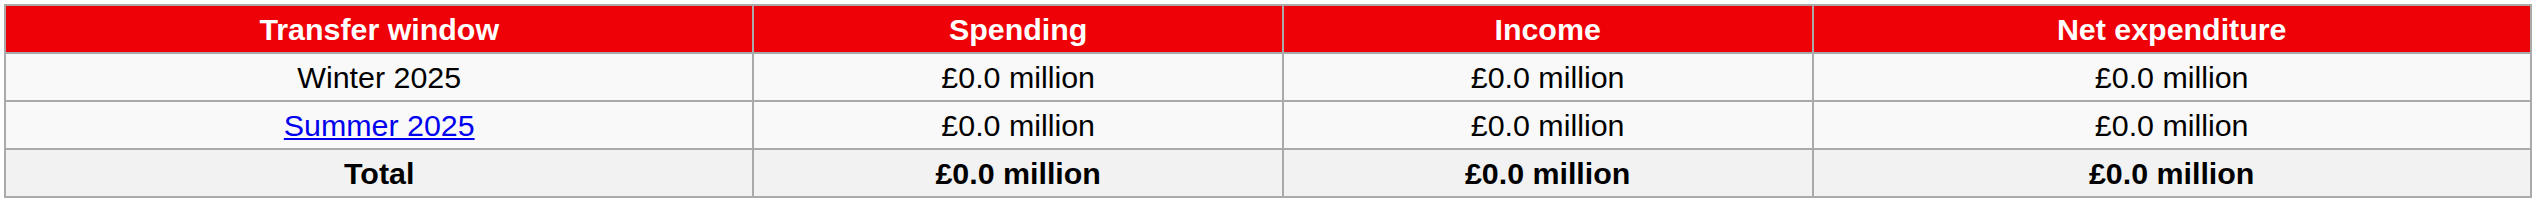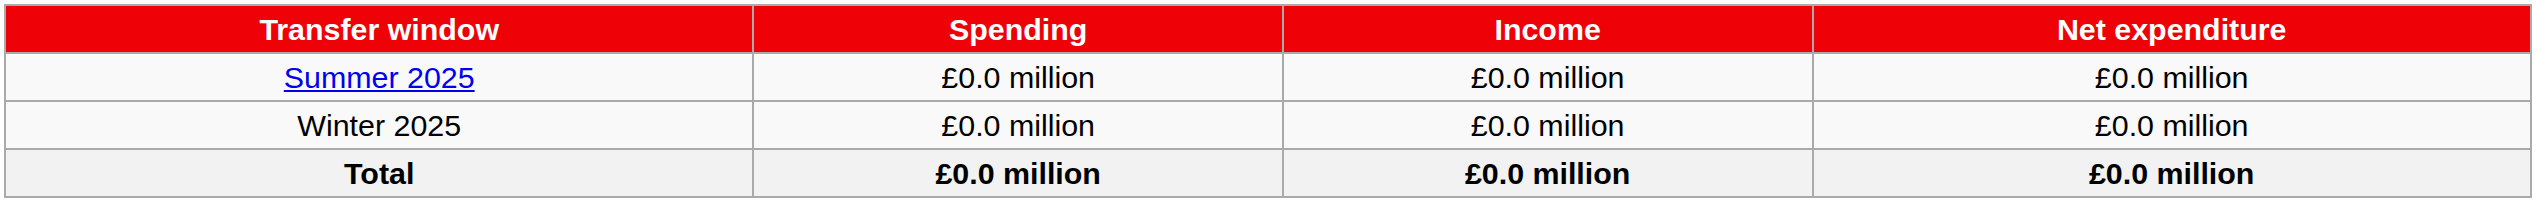rows swapped: (379, 126) <-> (379, 77)
